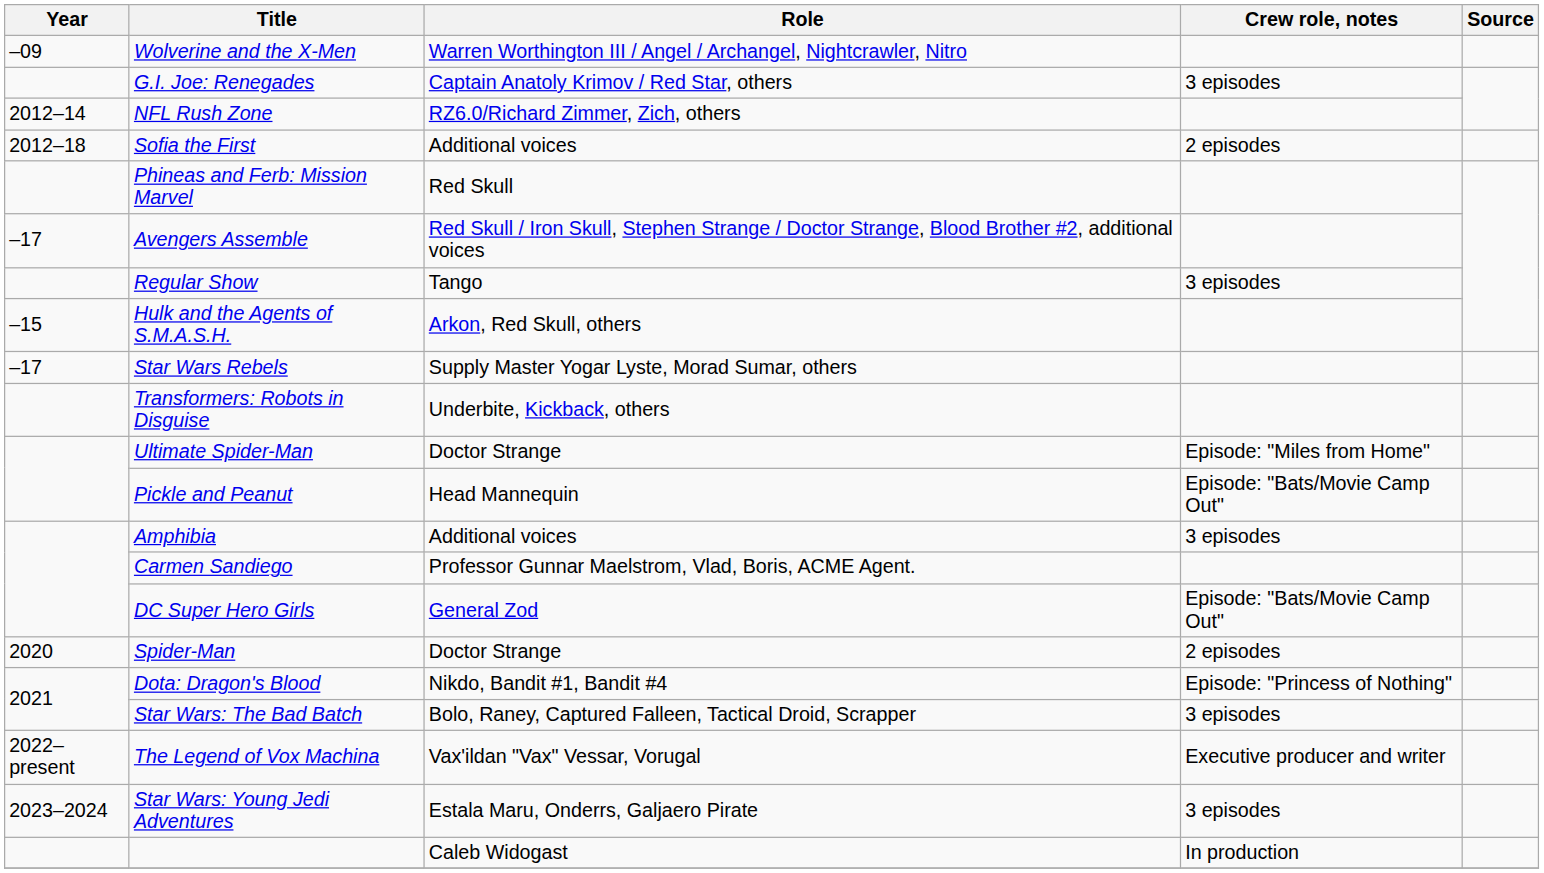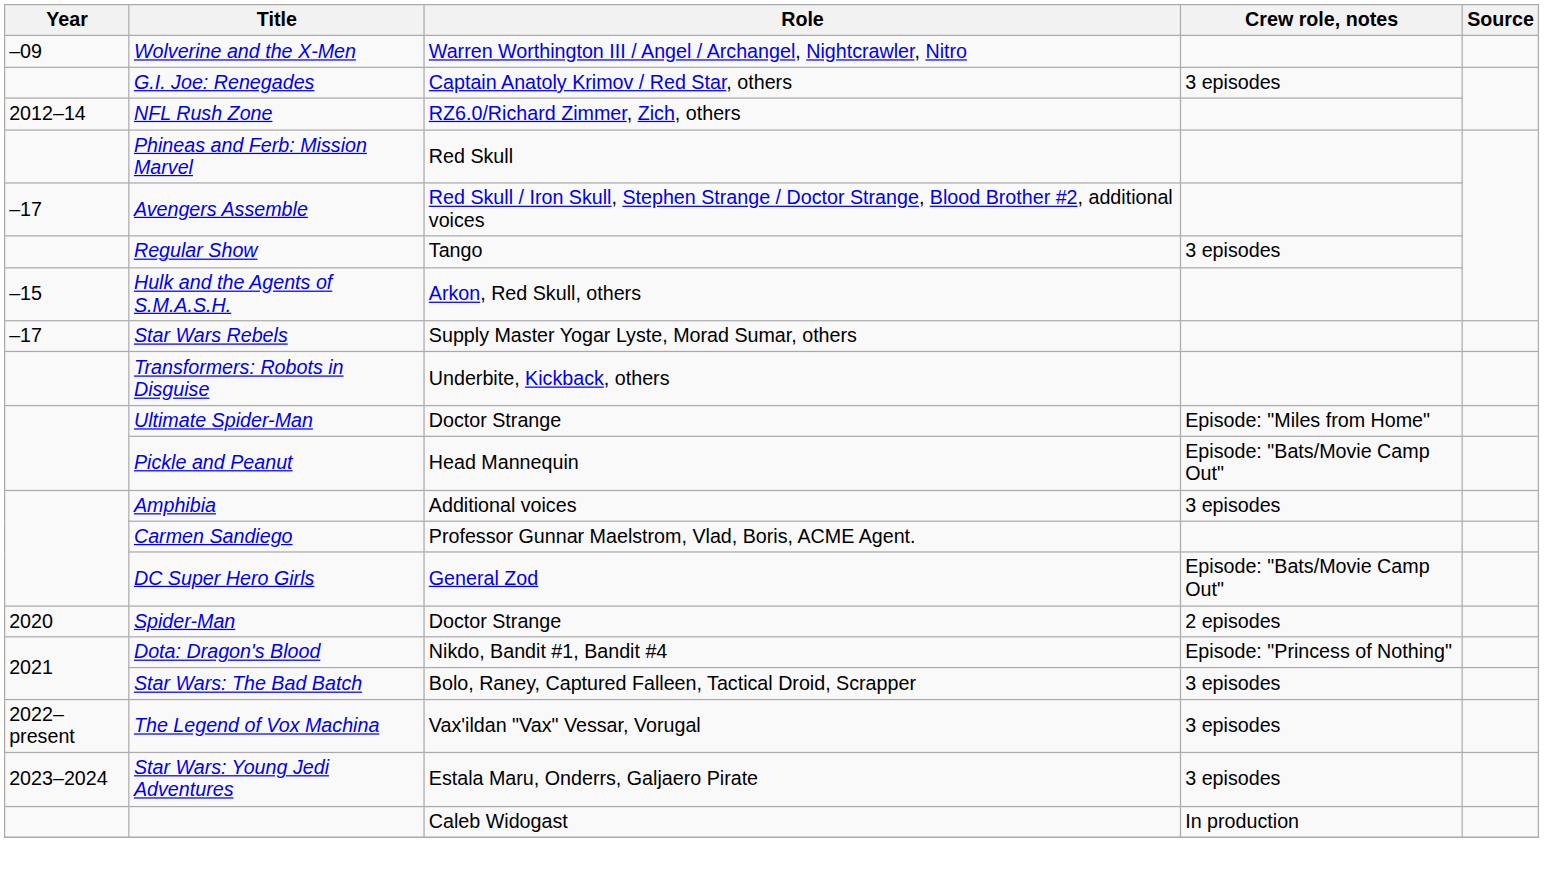- row: (195, 144)
(1315, 757) Executive producer and writer -> (1233, 725) 3 episodes
